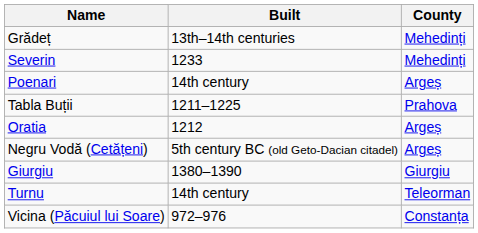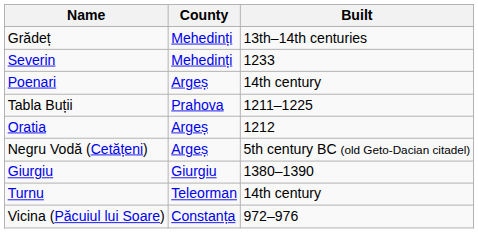columns swapped: (437, 15) <-> (285, 15)
